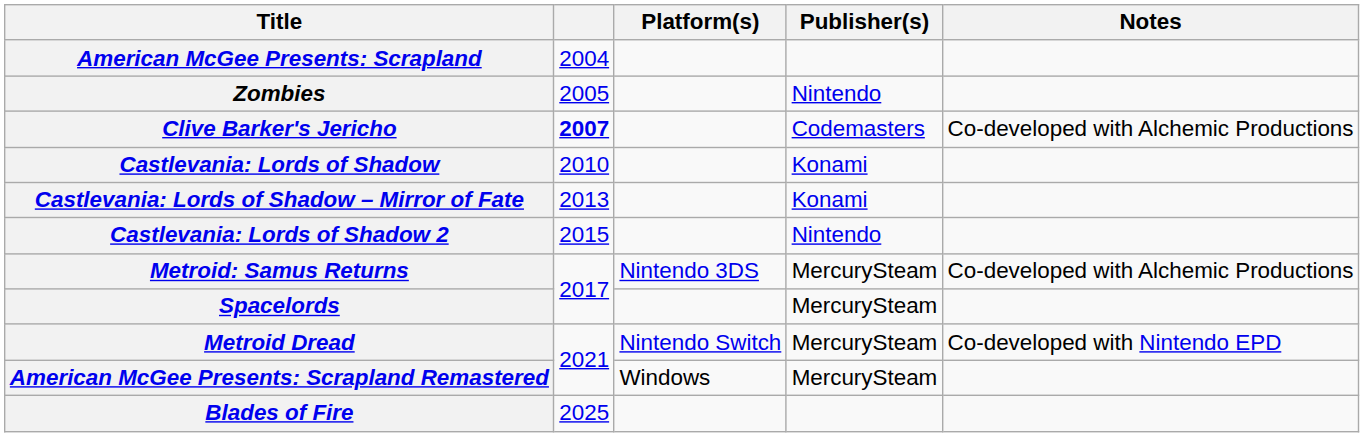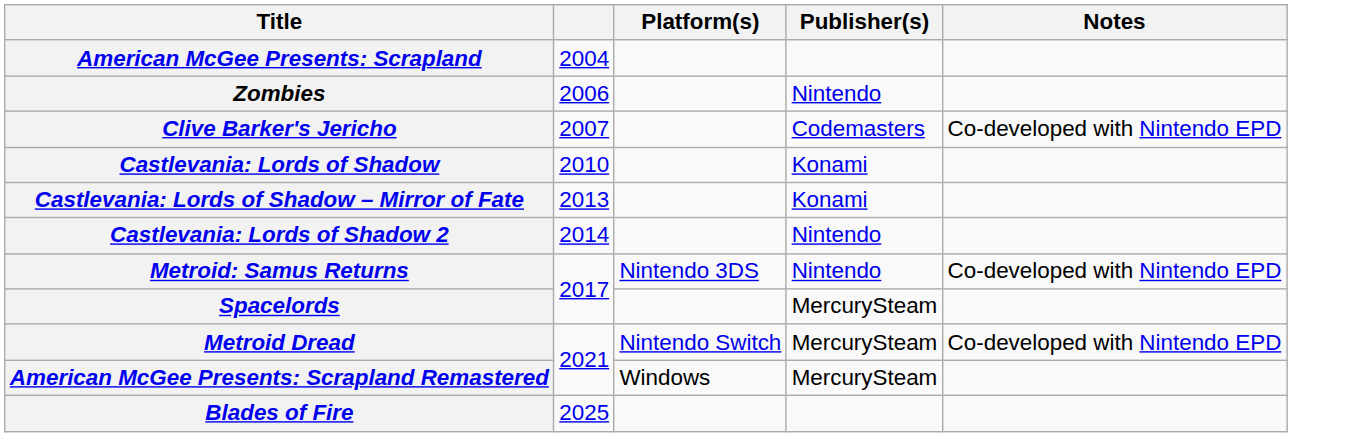(584, 93) 2005 -> (584, 93) 2006
(584, 128) bold -> (584, 128) normal
(1151, 128) Co-developed with Alchemic Productions -> (1114, 128) Co-developed with Nintendo EPD
(584, 235) 2015 -> (584, 235) 2014
(864, 270) MercurySteam -> (836, 270) Nintendo
(1151, 270) Co-developed with Alchemic Productions -> (1114, 270) Co-developed with Nintendo EPD
